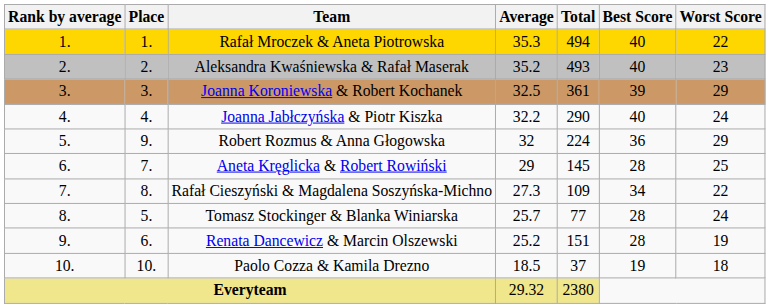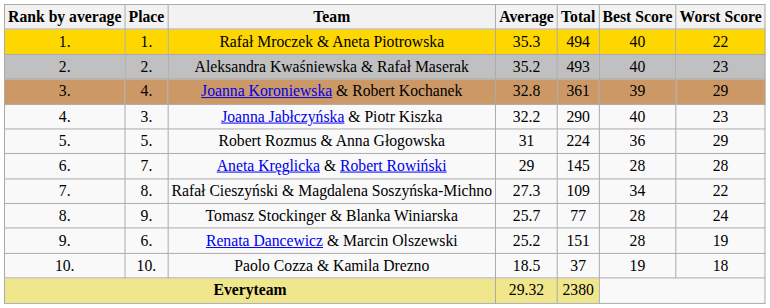(146, 91) 3. -> (146, 91) 4.
(527, 91) 32.5 -> (527, 91) 32.8
(146, 116) 4. -> (146, 116) 3.
(721, 116) 24 -> (721, 116) 23
(146, 141) 9. -> (146, 141) 5.
(527, 141) 32 -> (527, 141) 31
(721, 166) 25 -> (721, 166) 28
(146, 215) 5. -> (146, 215) 9.
